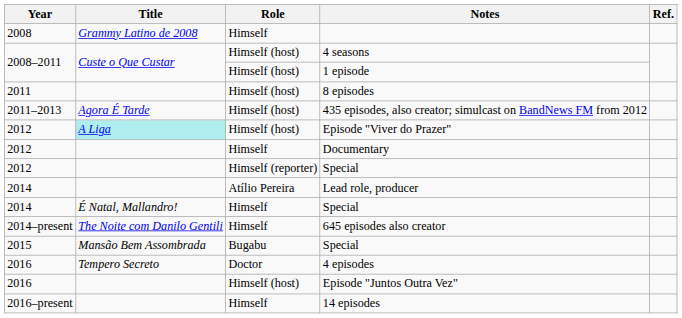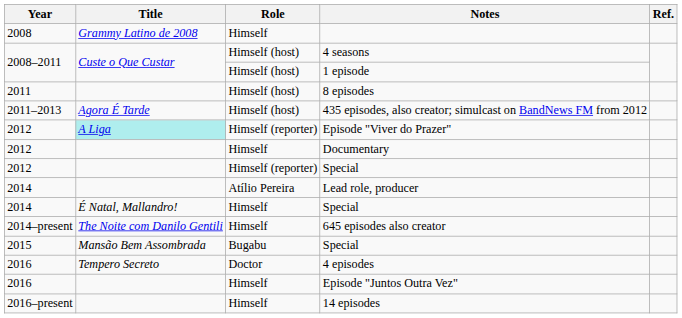(264, 129) Himself (host) -> (273, 129) Himself (reporter)
(264, 284) Himself (host) -> (248, 284) Himself
